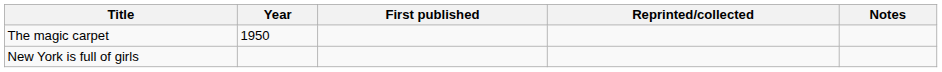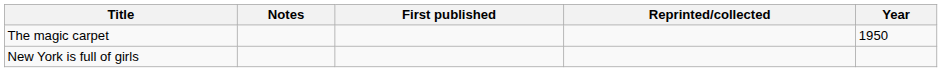columns swapped: (278, 14) <-> (888, 14)
